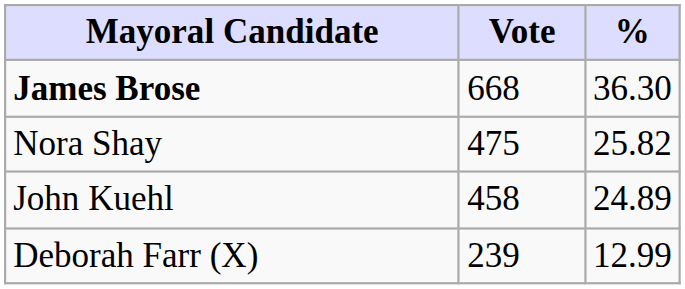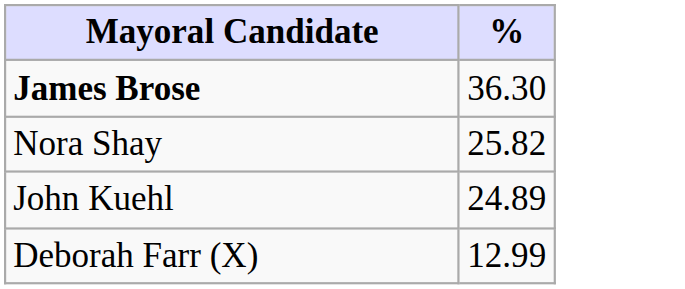- column: (522, 32)
